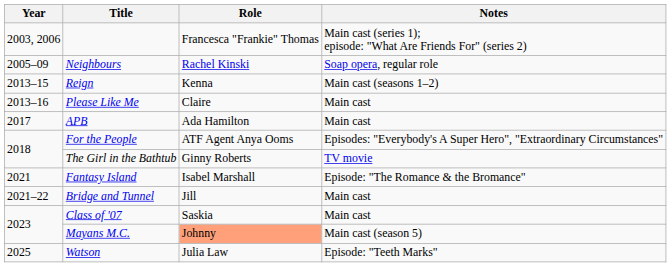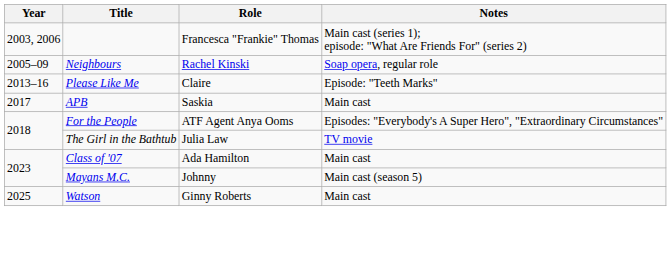- row: (80, 83)
(347, 102) Main cast -> (381, 83) Episode: "Teeth Marks"
(216, 121) Ada Hamilton -> (197, 102) Saskia
(216, 158) Ginny Roberts -> (205, 139) Julia Law
- row: (101, 177)
- row: (110, 196)
(197, 214) Saskia -> (216, 158) Ada Hamilton
(199, 233) lightsalmon background -> (199, 177) no background
(205, 252) Julia Law -> (216, 196) Ginny Roberts
(381, 252) Episode: "Teeth Marks" -> (347, 196) Main cast
